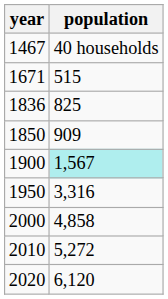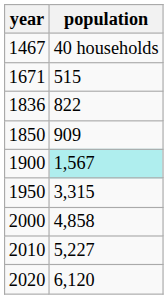(67, 105) 825 -> (67, 105) 822
(74, 192) 3,316 -> (74, 192) 3,315
(74, 250) 5,272 -> (74, 250) 5,227
